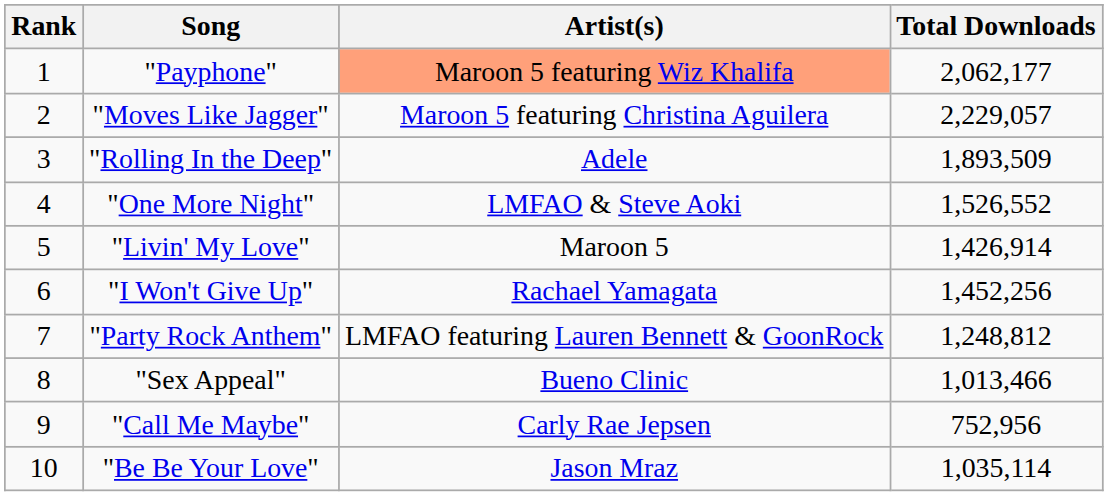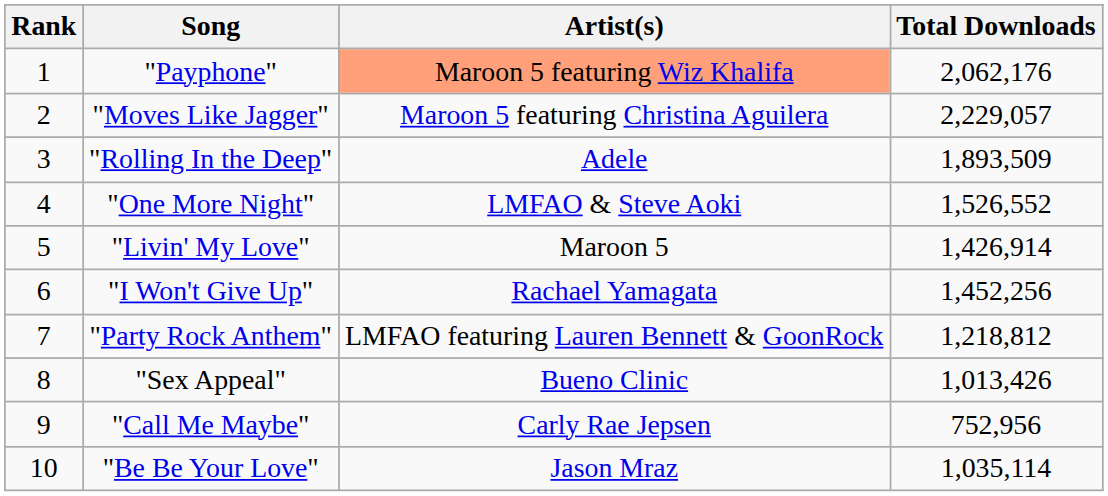(996, 70) 2,062,177 -> (996, 70) 2,062,176
(996, 335) 1,248,812 -> (996, 335) 1,218,812
(996, 379) 1,013,466 -> (996, 379) 1,013,426
